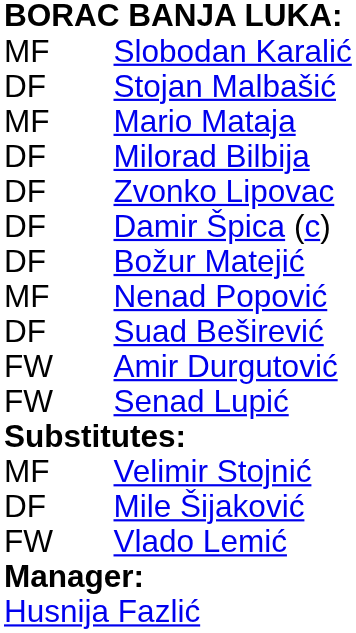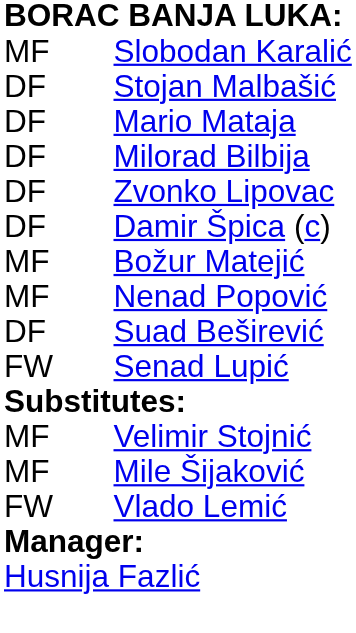(27, 121) MF -> (25, 121) DF
(25, 261) DF -> (27, 261) MF
- row: (226, 366)
(25, 506) DF -> (27, 471) MF
